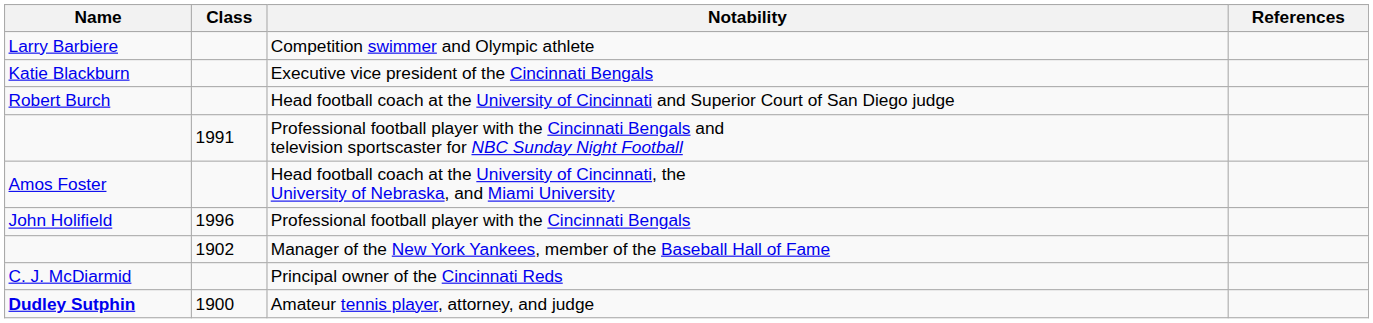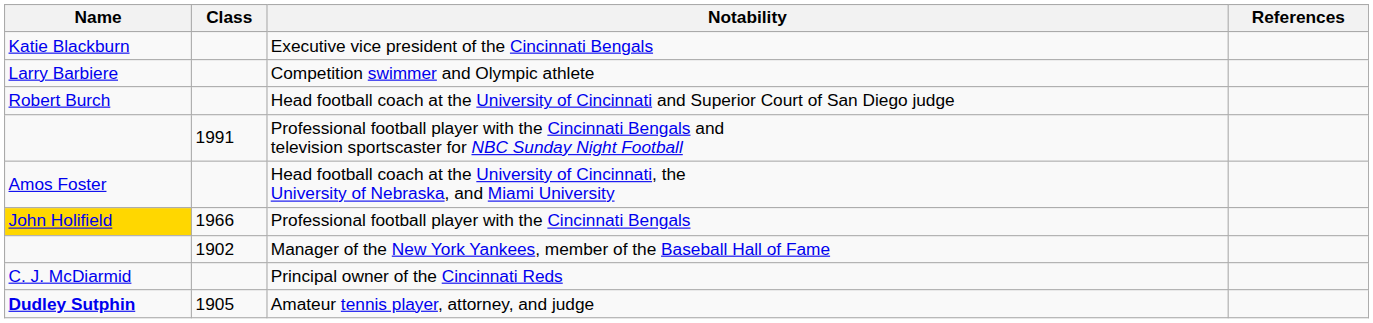rows swapped: (433, 45) <-> (462, 73)
(60, 221) no background -> (60, 221) gold background
(215, 221) 1996 -> (215, 221) 1966
(215, 303) 1900 -> (215, 303) 1905
